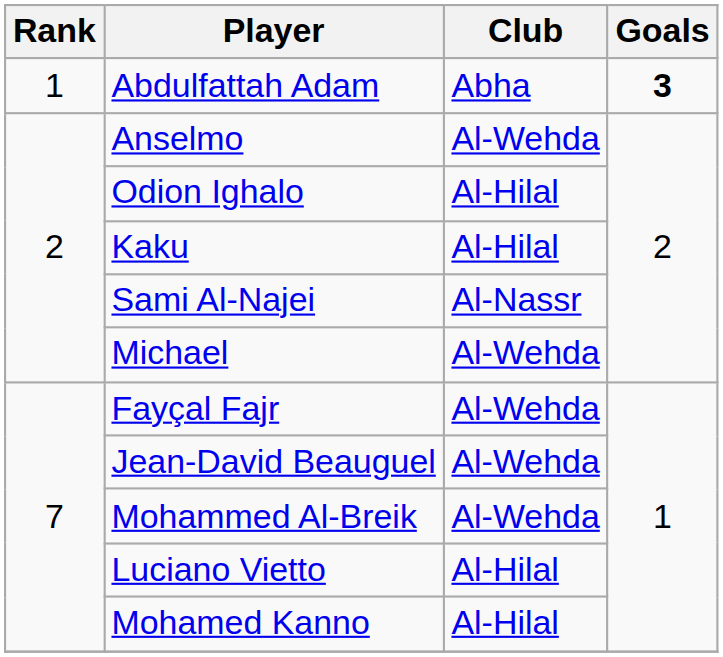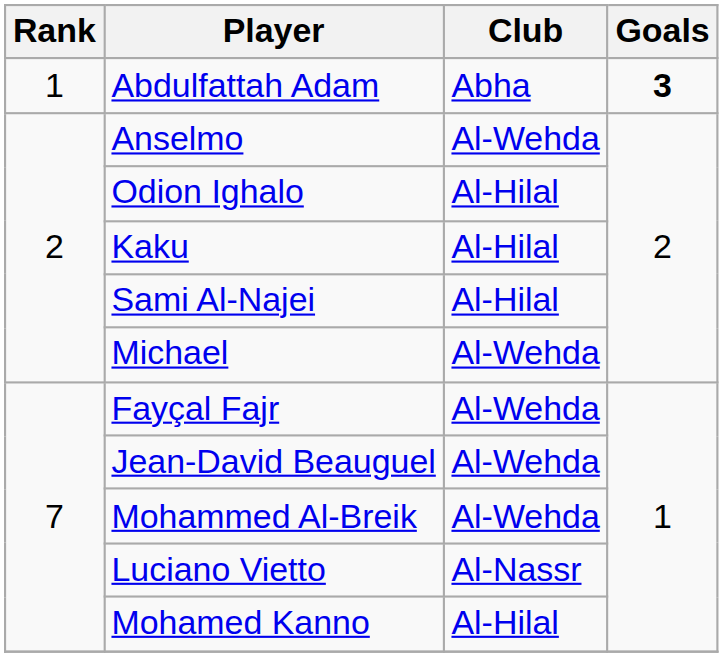(516, 300) Al-Nassr -> (505, 300) Al-Hilal
(505, 569) Al-Hilal -> (516, 569) Al-Nassr
